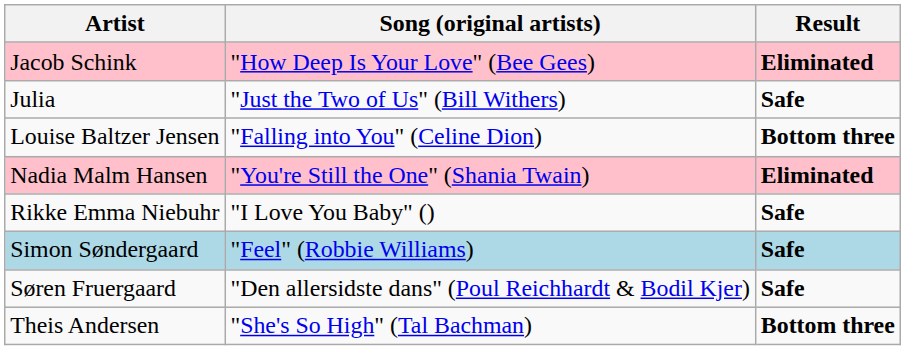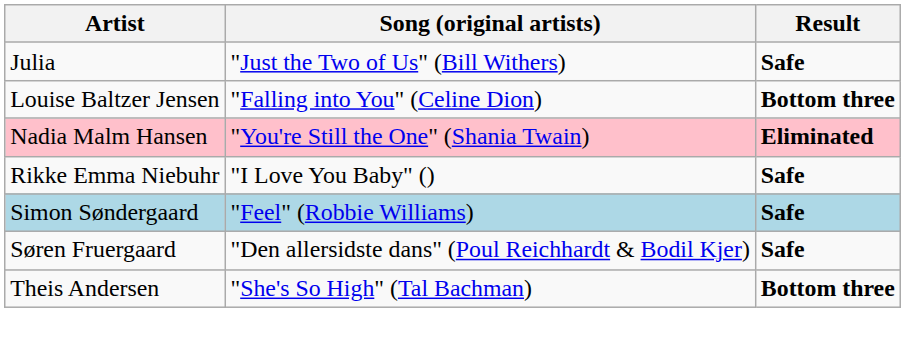- row: (73, 61)
